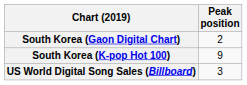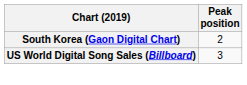- row: (101, 55)
